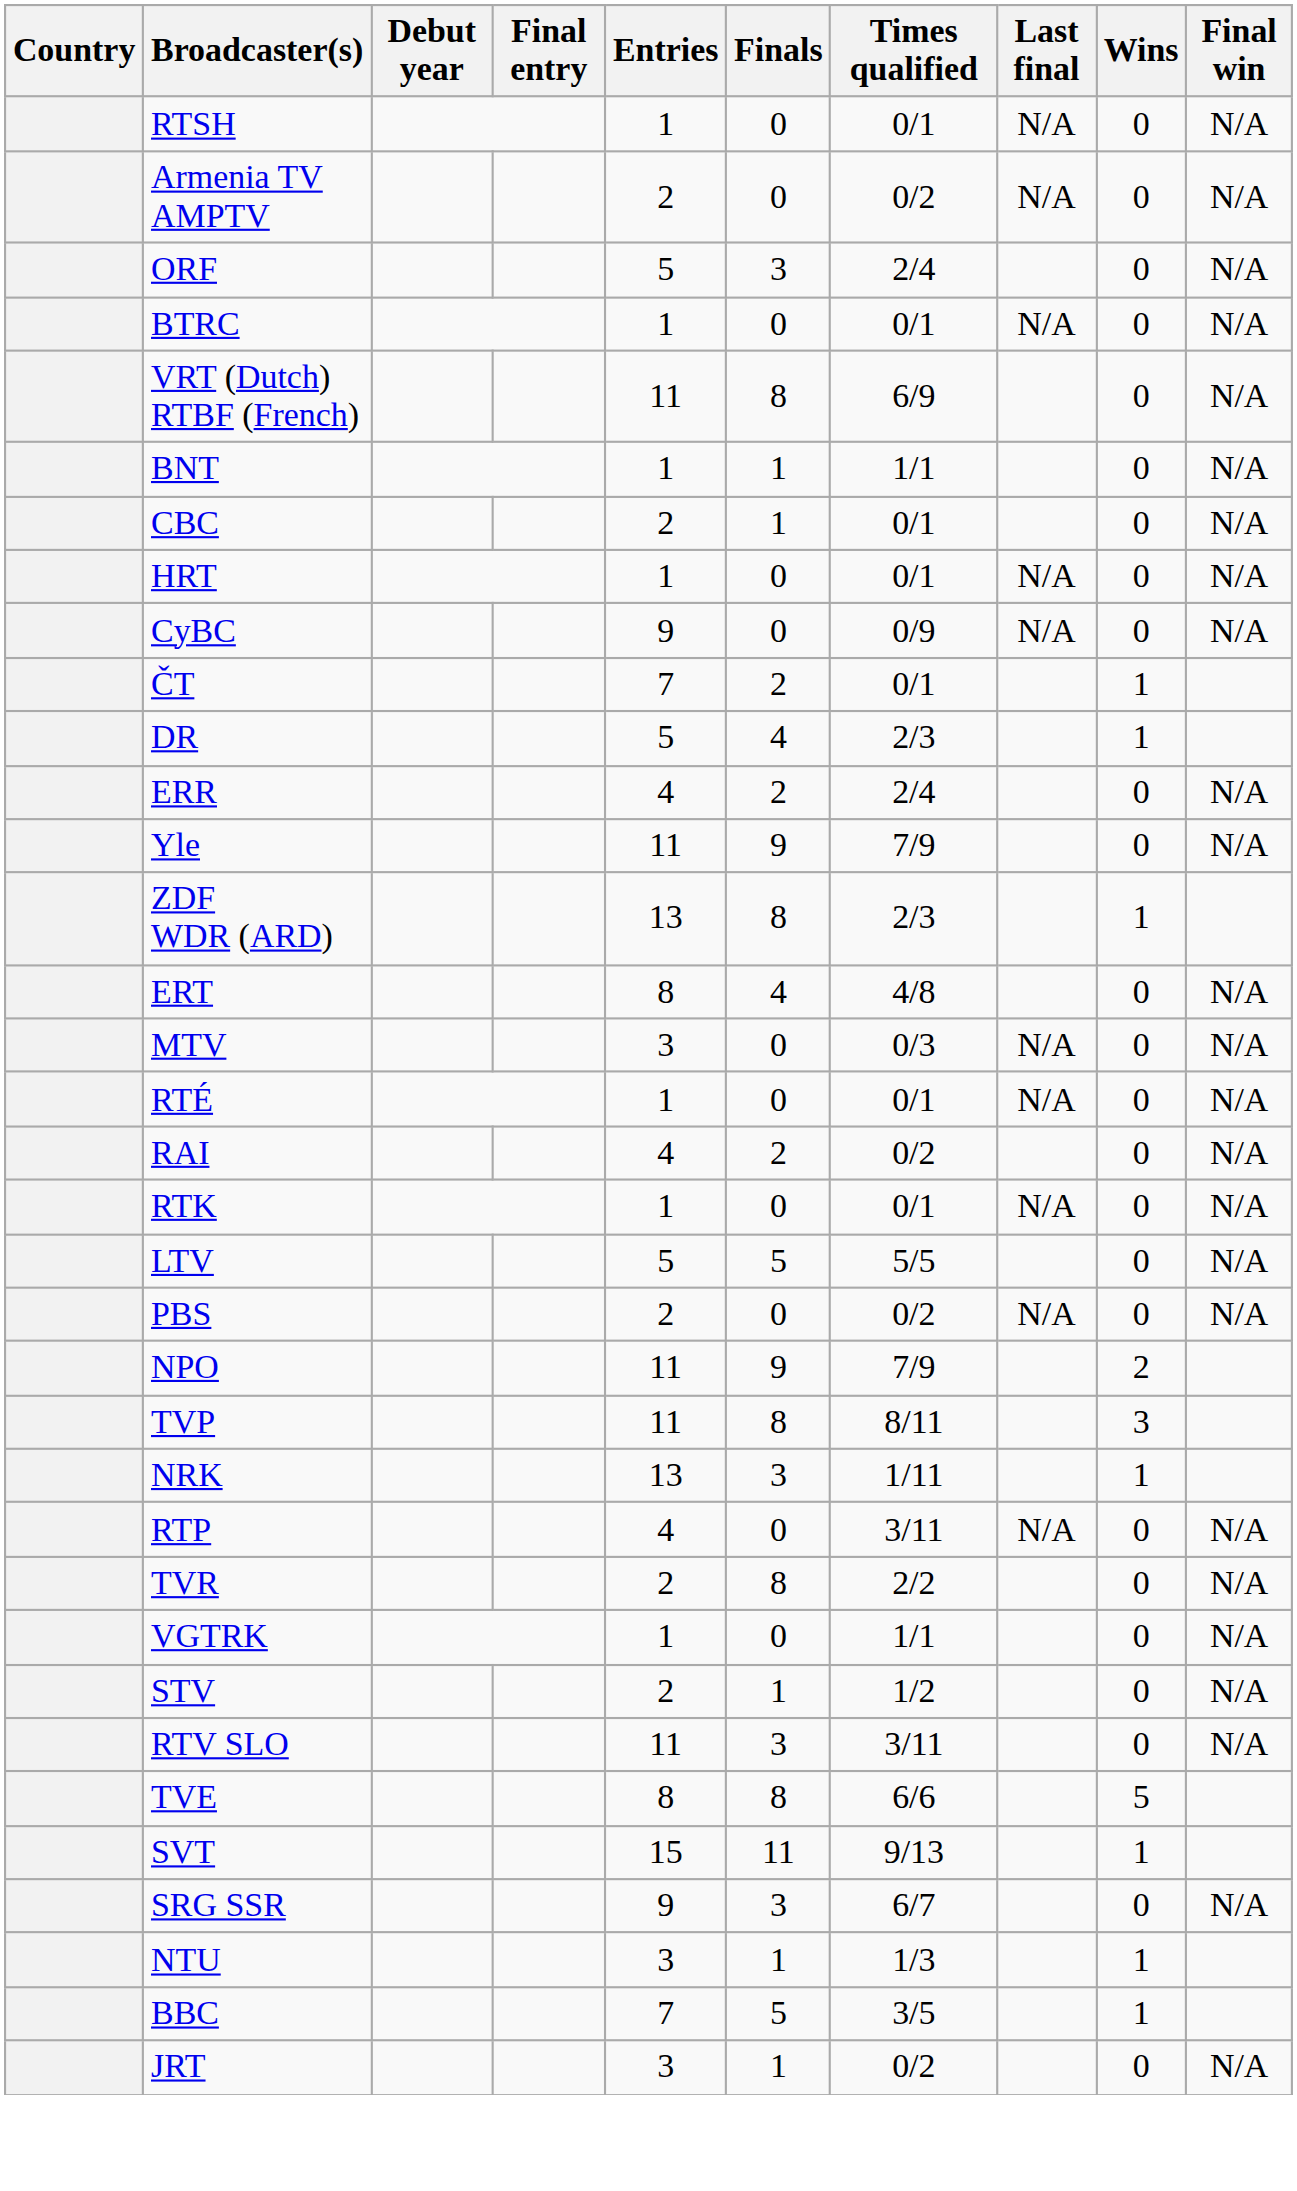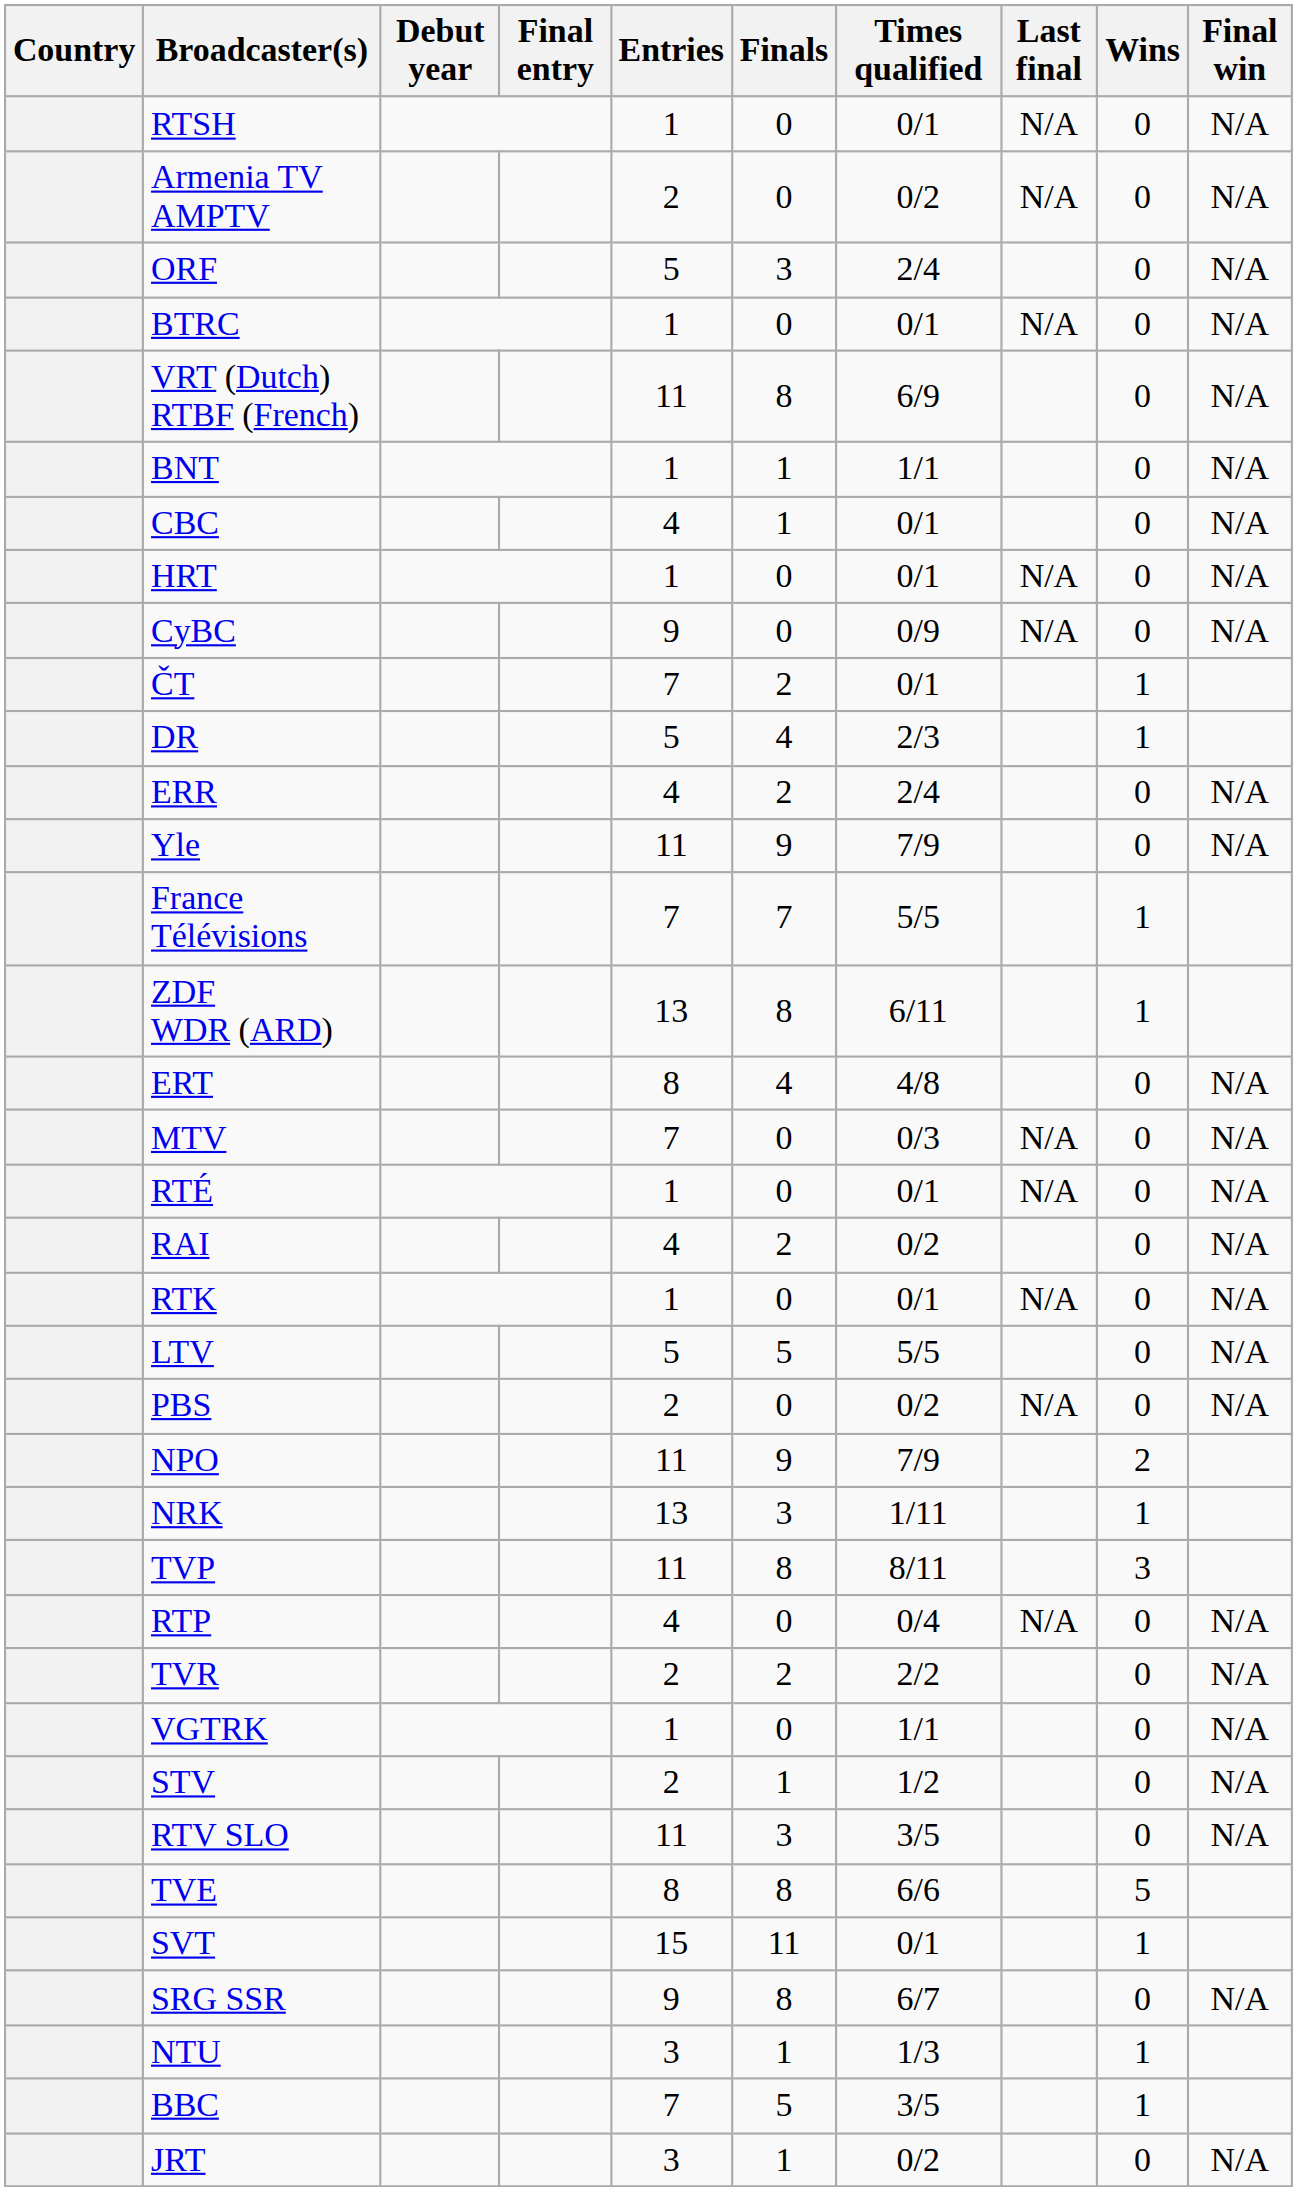(666, 522) 2 -> (671, 522) 4
+ row: (229, 918)
(914, 918) 2/3 -> (918, 1010) 6/11
(666, 1044) 3 -> (671, 1136) 7
rows swapped: (187, 1475) <-> (183, 1421)
(914, 1528) 3/11 -> (918, 1620) 0/4
(778, 1582) 8 -> (784, 1674) 2
(914, 1744) 3/11 -> (918, 1836) 3/5
(914, 1851) 9/13 -> (918, 1943) 0/1
(778, 1905) 3 -> (784, 1997) 8
